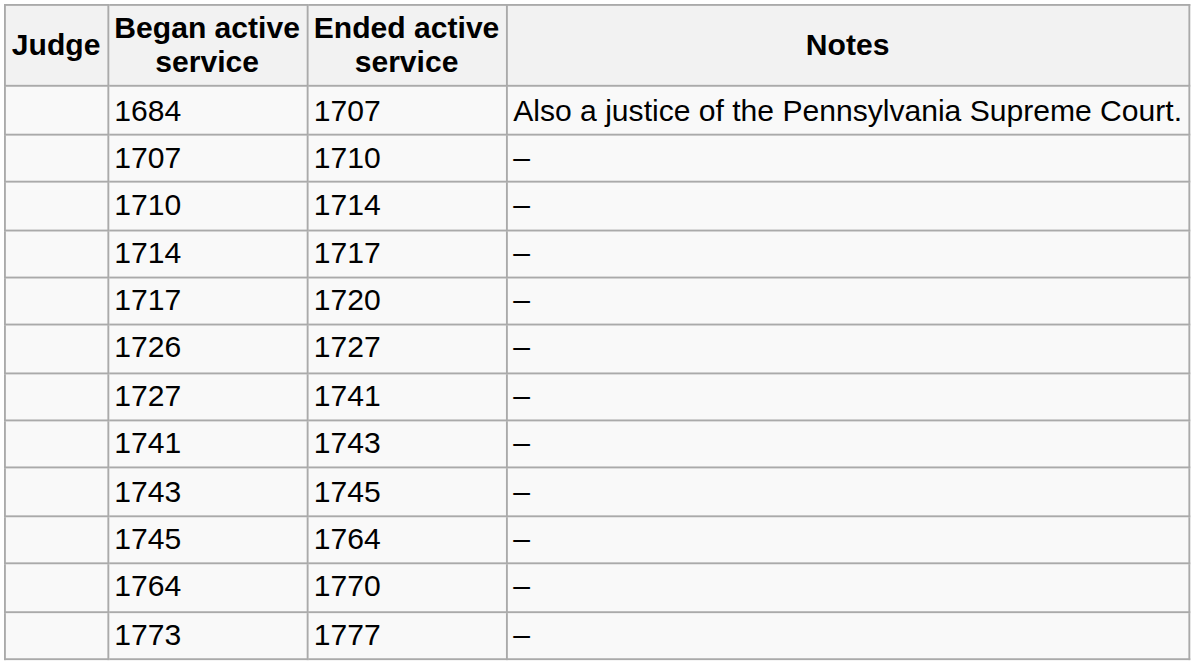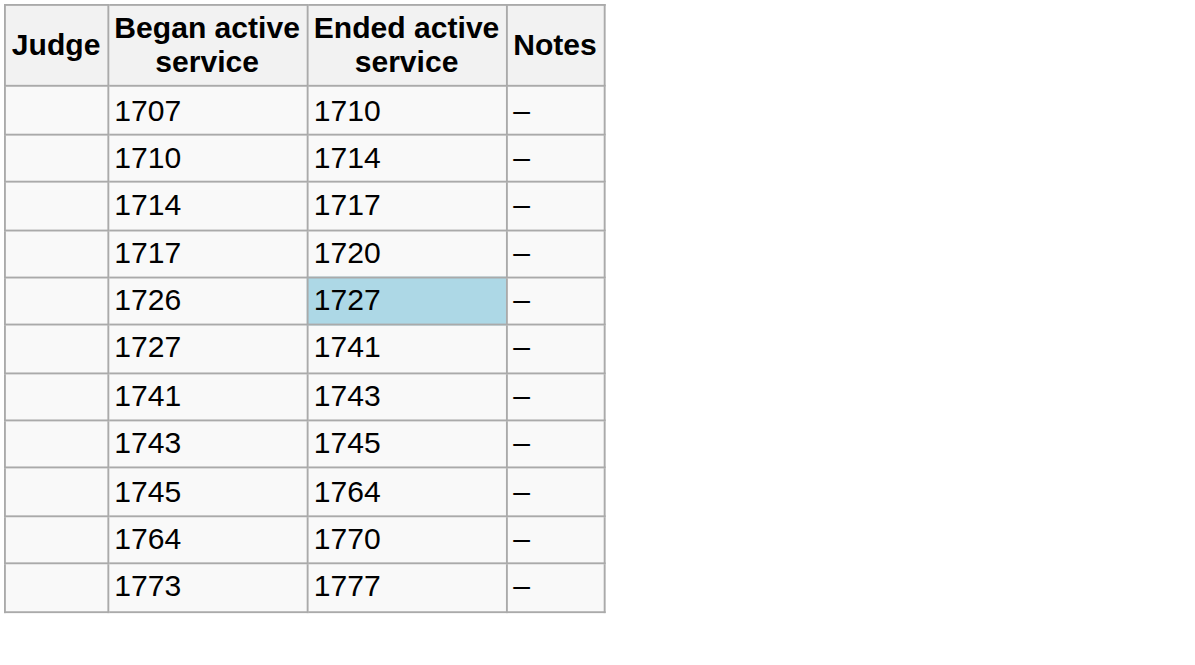- row: (148, 109)
(347, 348) no background -> (347, 300) lightblue background
